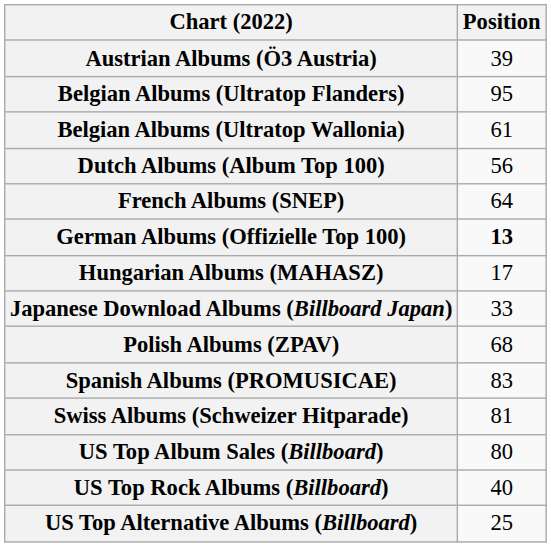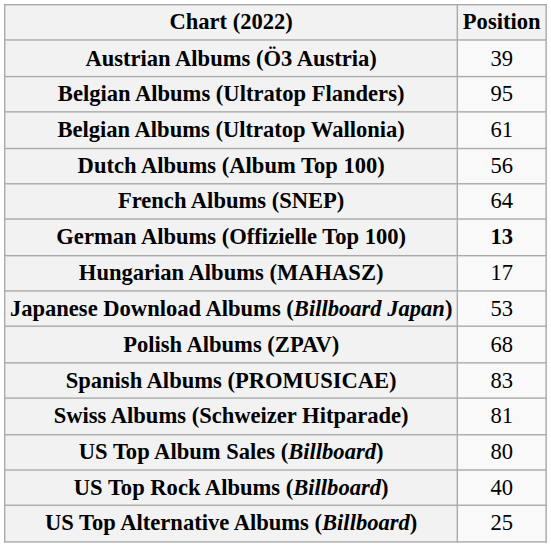(502, 308) 33 -> (502, 308) 53
